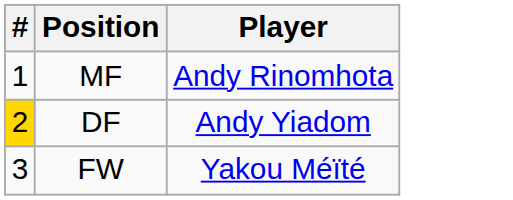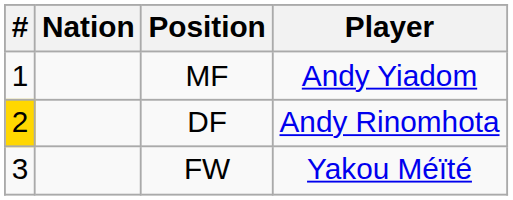+ column: (88, 28)
(283, 75) Andy Rinomhota -> (389, 75) Andy Yiadom
(283, 122) Andy Yiadom -> (389, 122) Andy Rinomhota
